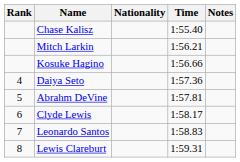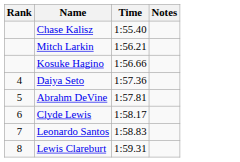- column: (140, 13)
